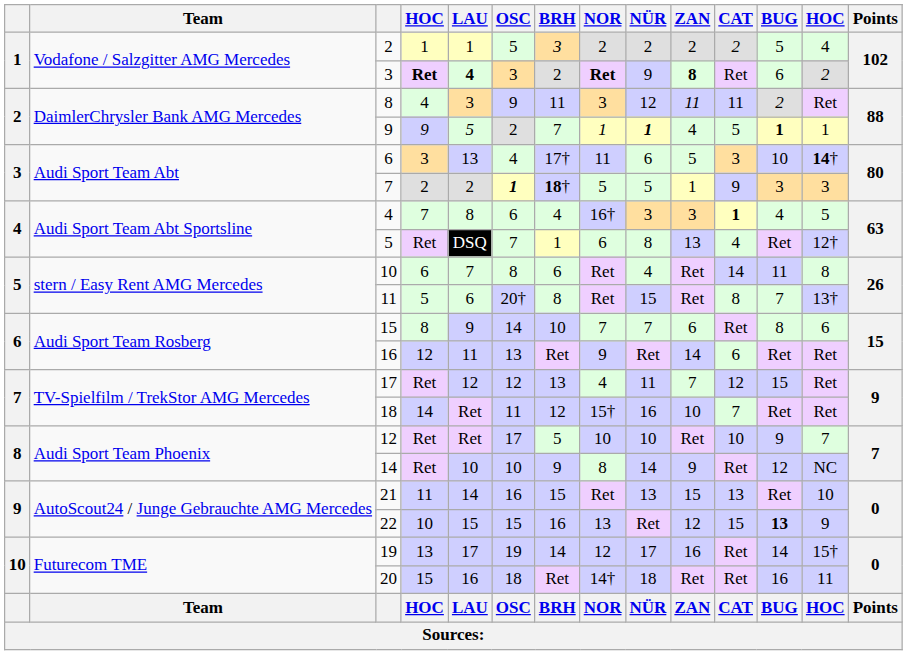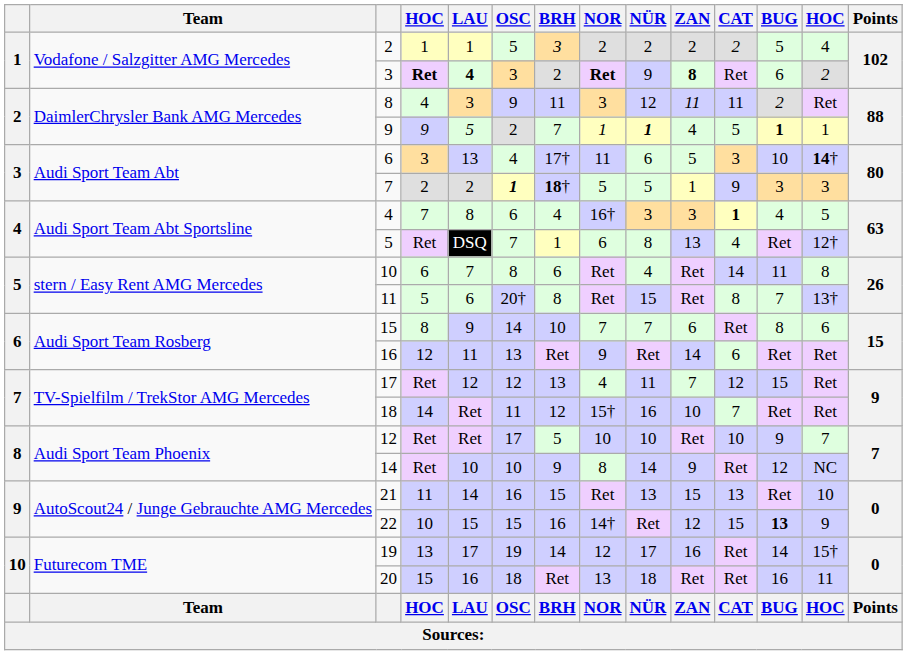(603, 522) 13 -> (603, 522) 14†
(603, 579) 14† -> (603, 579) 13
